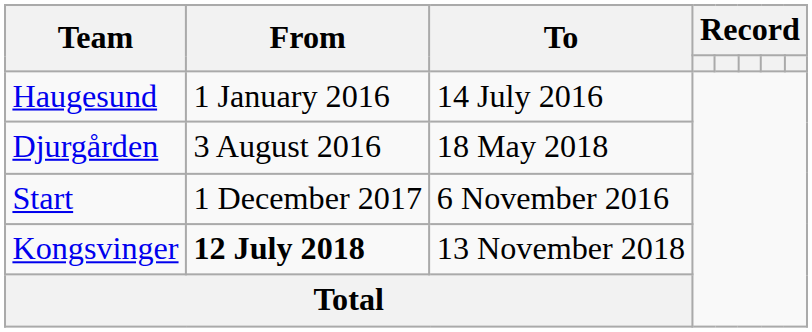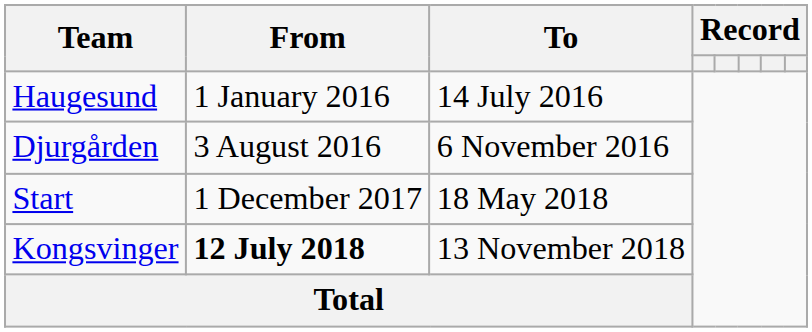(523, 146) 18 May 2018 -> (553, 146) 6 November 2016
(553, 197) 6 November 2016 -> (523, 197) 18 May 2018
